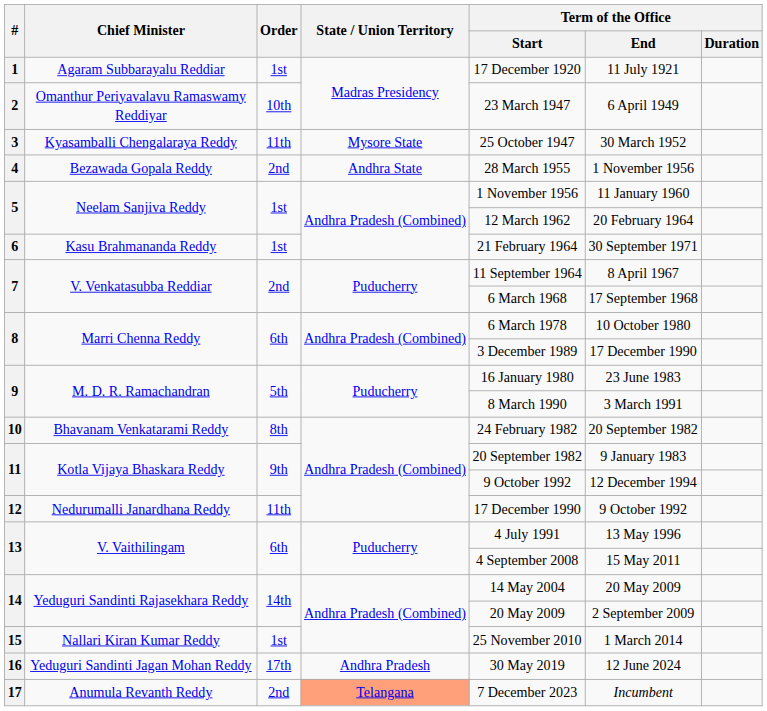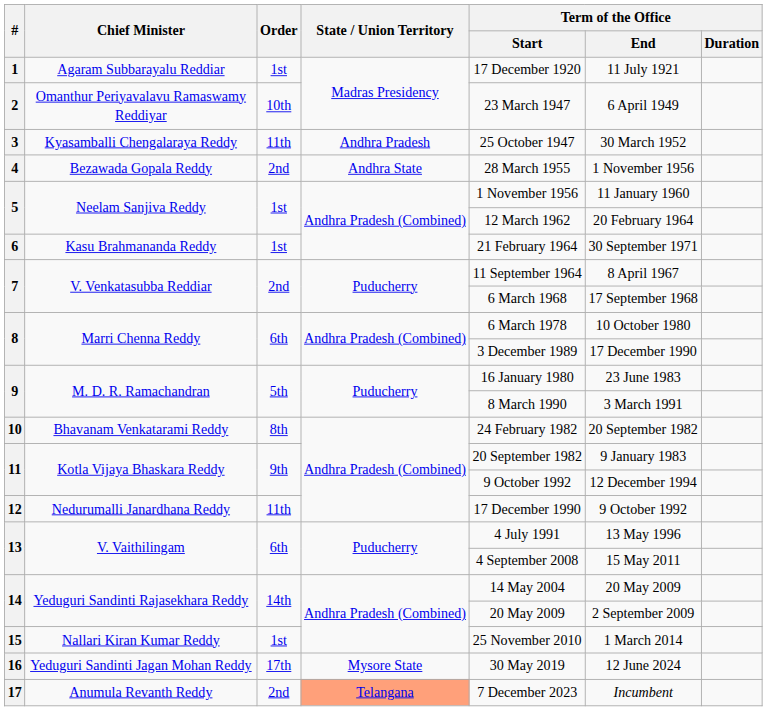(385, 141) Mysore State -> (385, 141) Andhra Pradesh
(385, 666) Andhra Pradesh -> (385, 666) Mysore State
